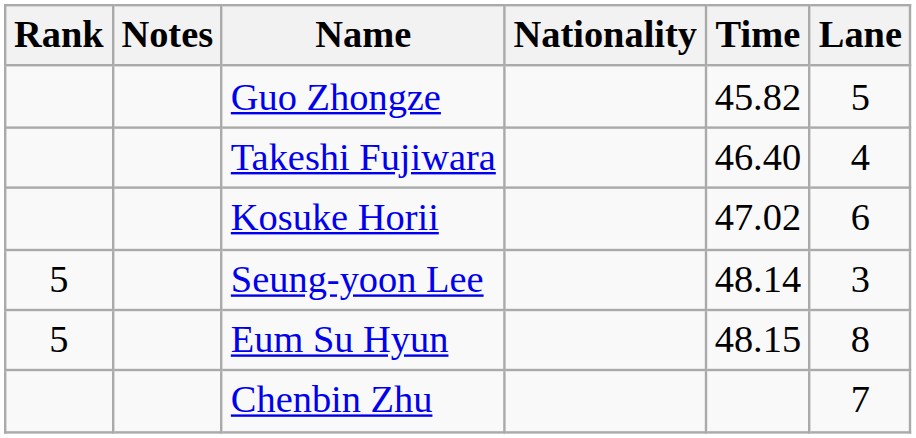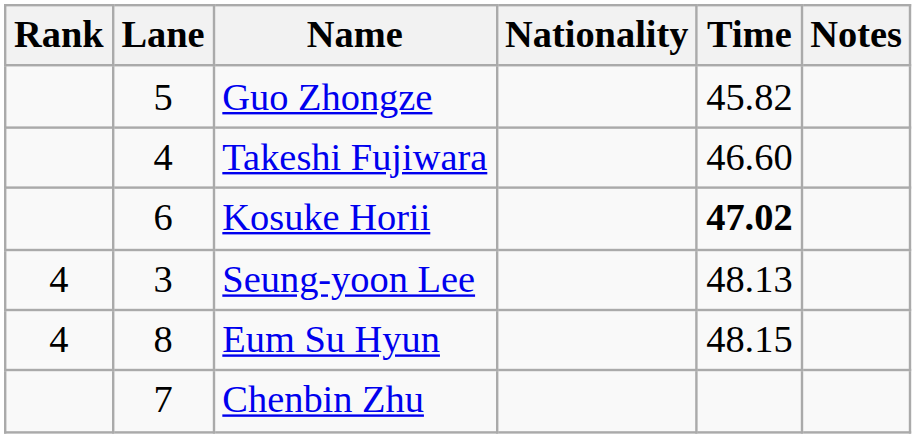columns swapped: (860, 34) <-> (167, 34)
(758, 156) 46.40 -> (749, 156) 46.60
(758, 217) normal -> (749, 217) bold
(59, 278) 5 -> (59, 278) 4
(758, 278) 48.14 -> (749, 278) 48.13
(59, 339) 5 -> (59, 339) 4
